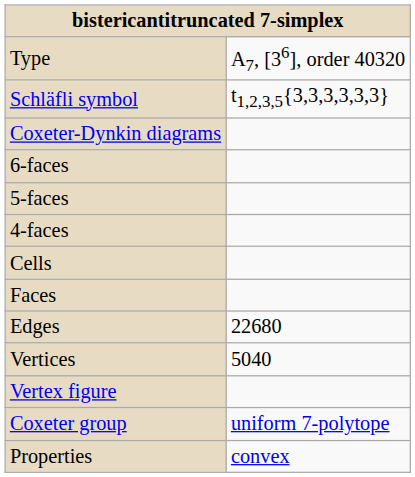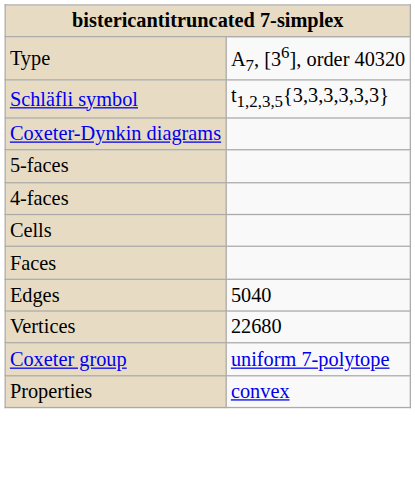- row: (39, 165)
(256, 327) 22680 -> (251, 294) 5040
(251, 359) 5040 -> (256, 327) 22680
- row: (63, 391)
